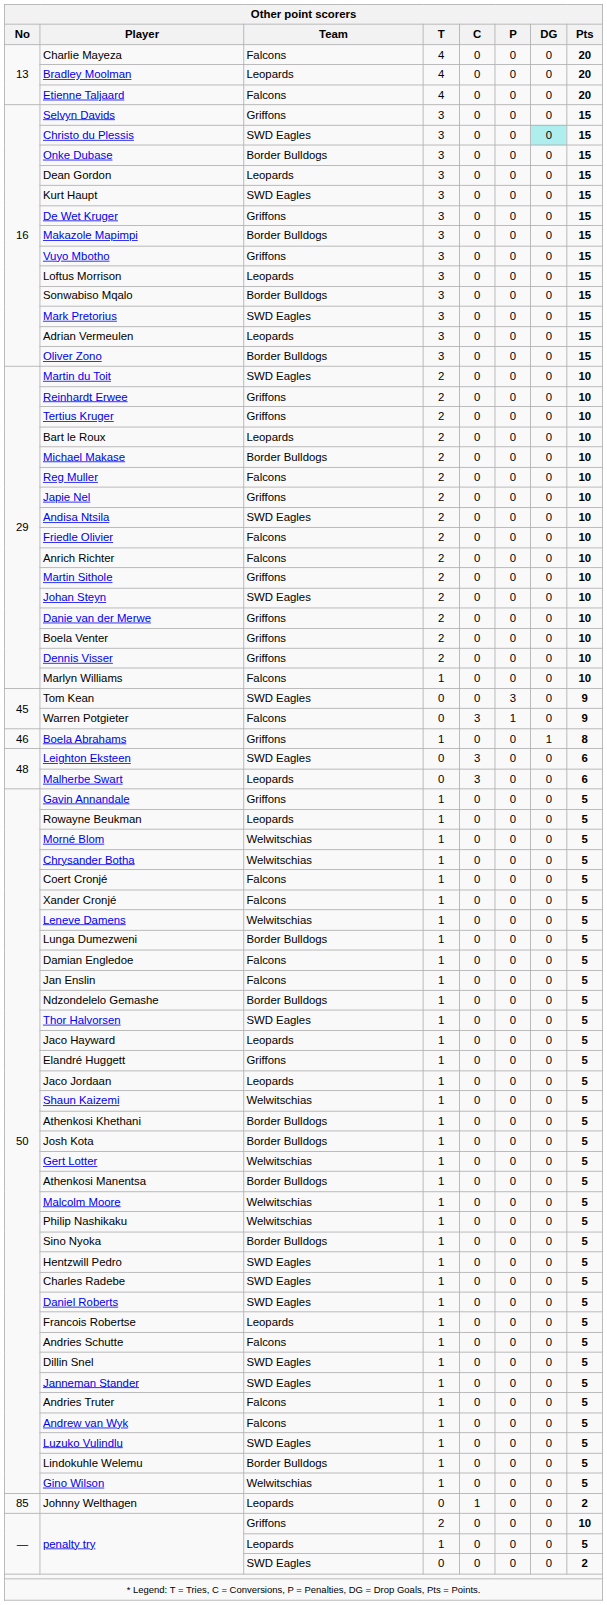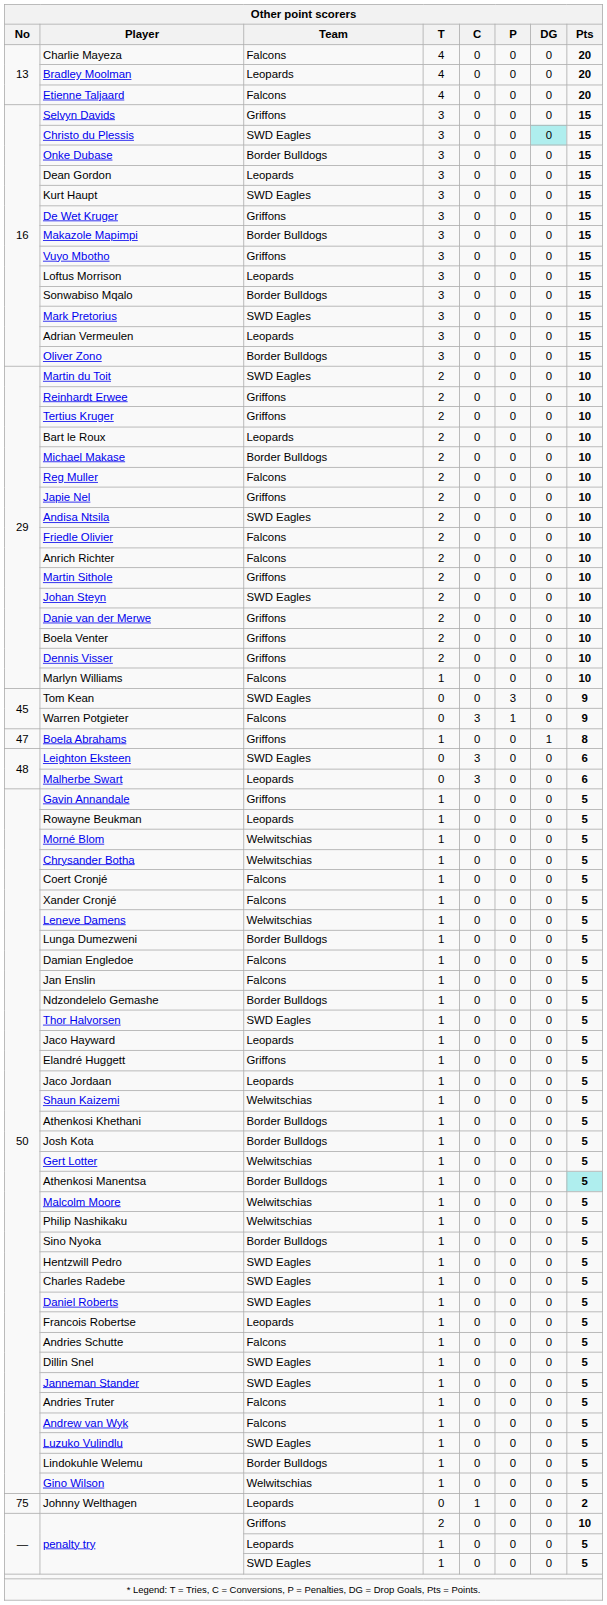(22, 739) 46 -> (22, 739) 47
(585, 1182) no background -> (585, 1182) paleturquoise background
(22, 1503) 85 -> (22, 1503) 75
(441, 1564) 0 -> (441, 1564) 1
(585, 1564) 2 -> (585, 1564) 5
